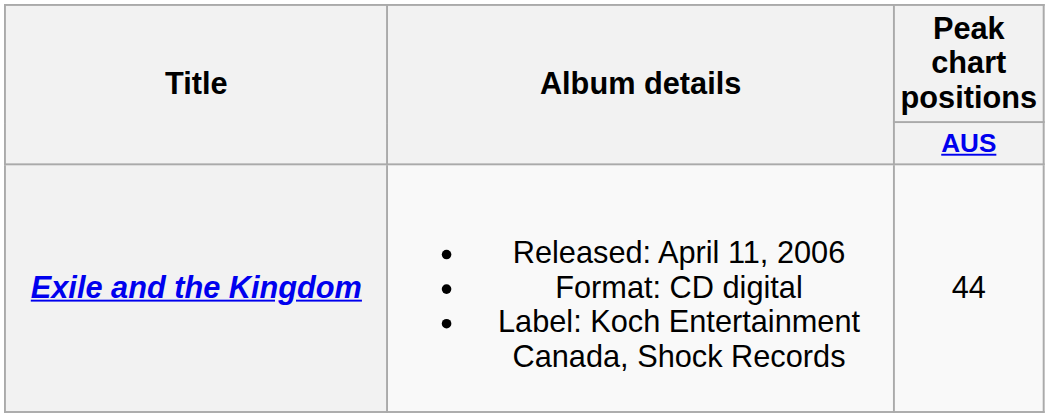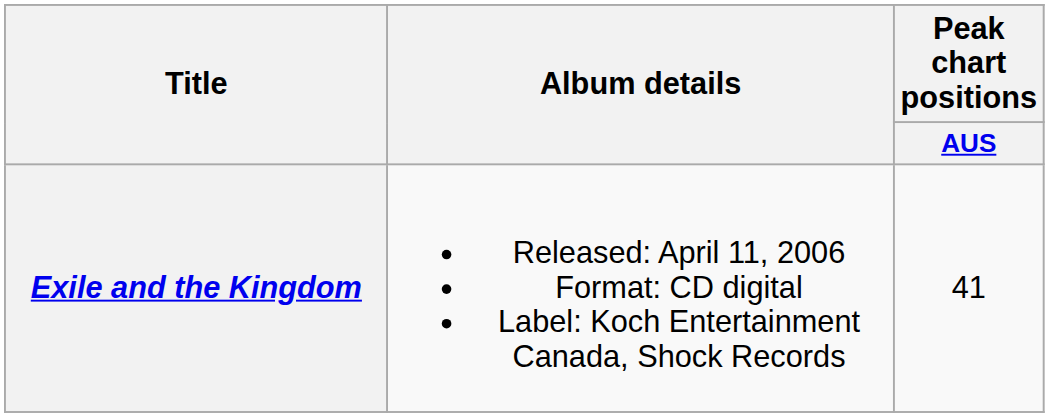(969, 287) 44 -> (969, 287) 41
